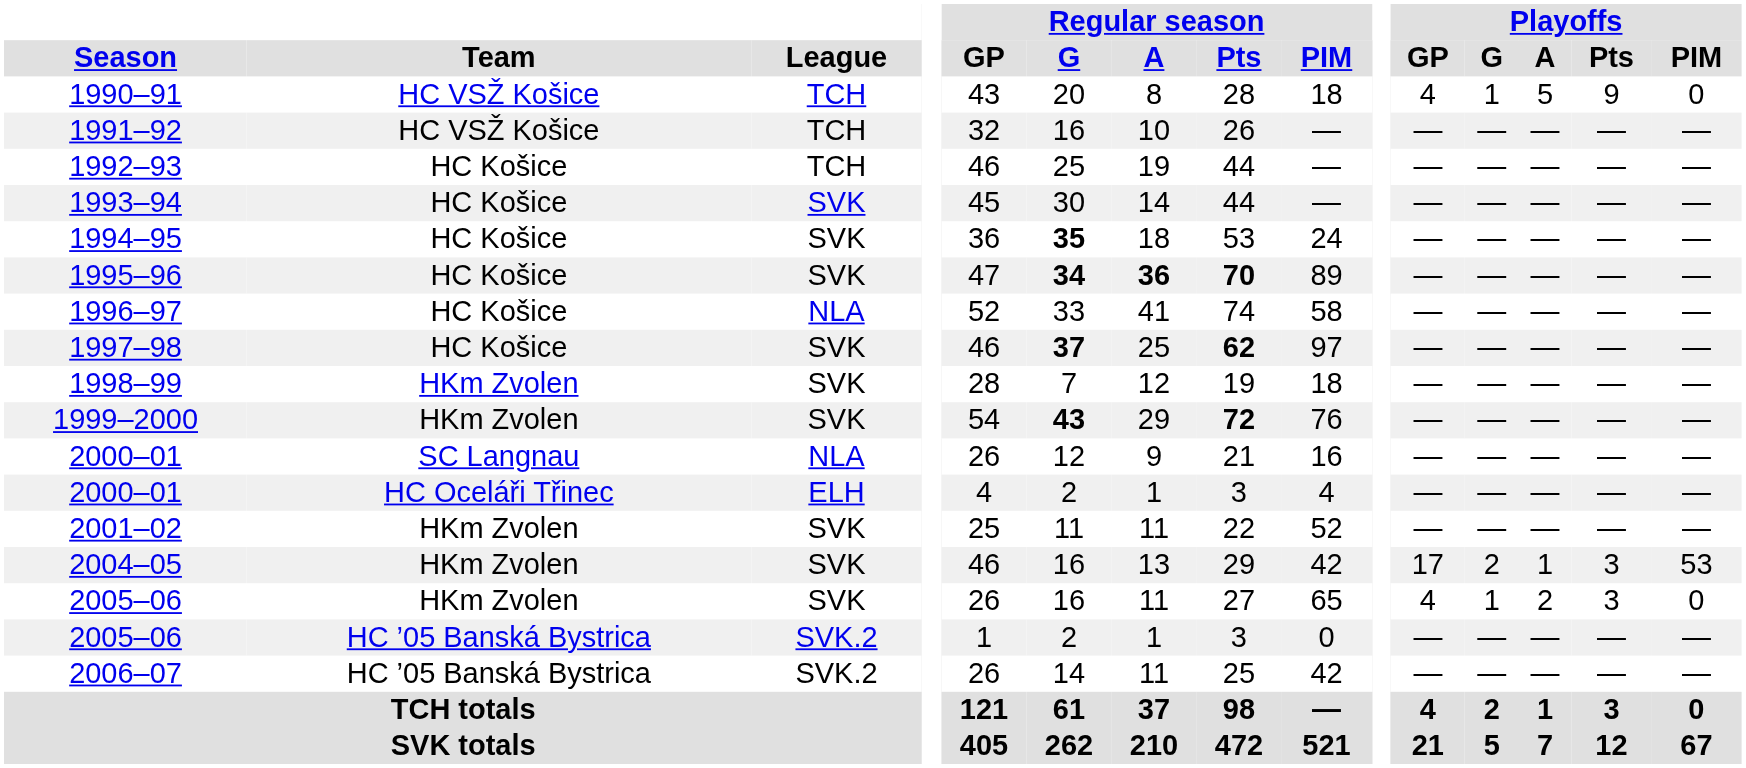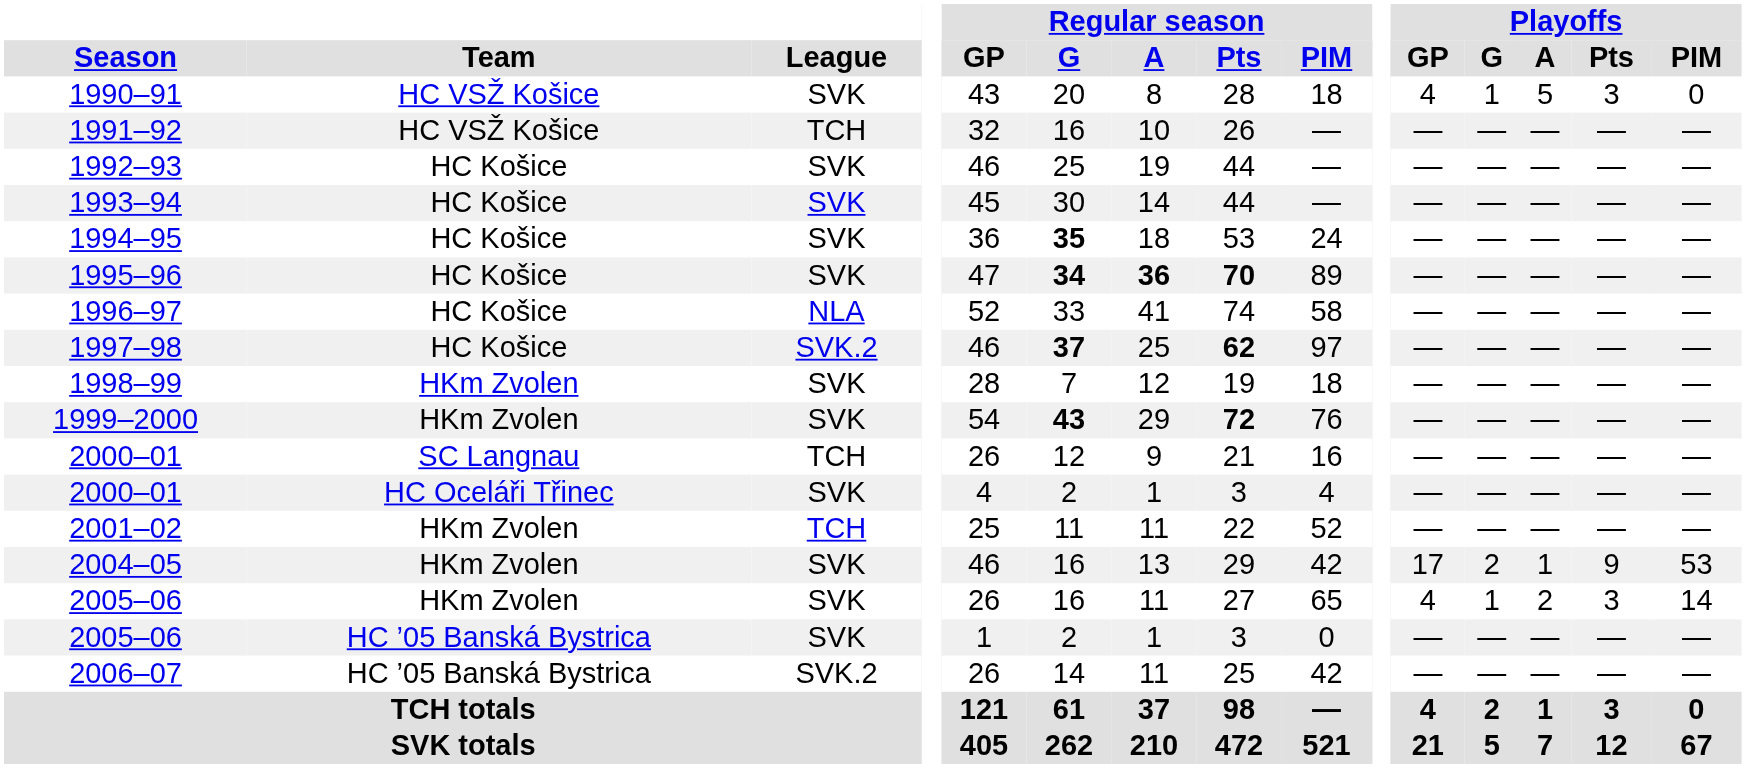(837, 94) TCH -> (837, 94) SVK
(1611, 94) 9 -> (1611, 94) 3
(837, 166) TCH -> (837, 166) SVK
(837, 347) SVK -> (837, 347) SVK.2
(837, 456) NLA -> (837, 456) TCH
(837, 492) ELH -> (837, 492) SVK
(837, 528) SVK -> (837, 528) TCH
(1611, 564) 3 -> (1611, 564) 9
(1696, 600) 0 -> (1696, 600) 14
(837, 637) SVK.2 -> (837, 637) SVK
